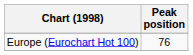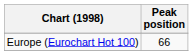(164, 42) 76 -> (164, 42) 66
